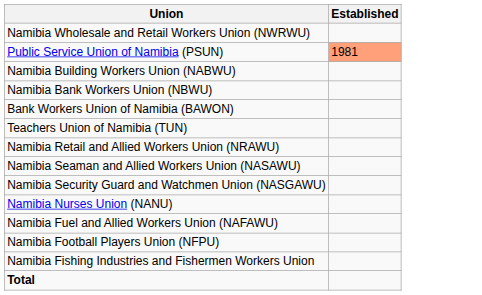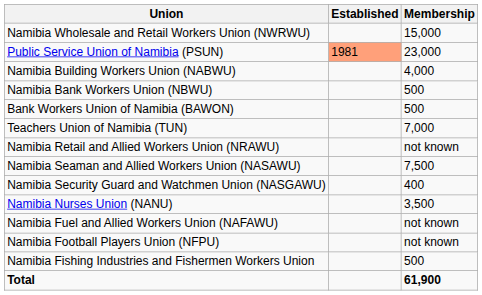+ column: (439, 14)
